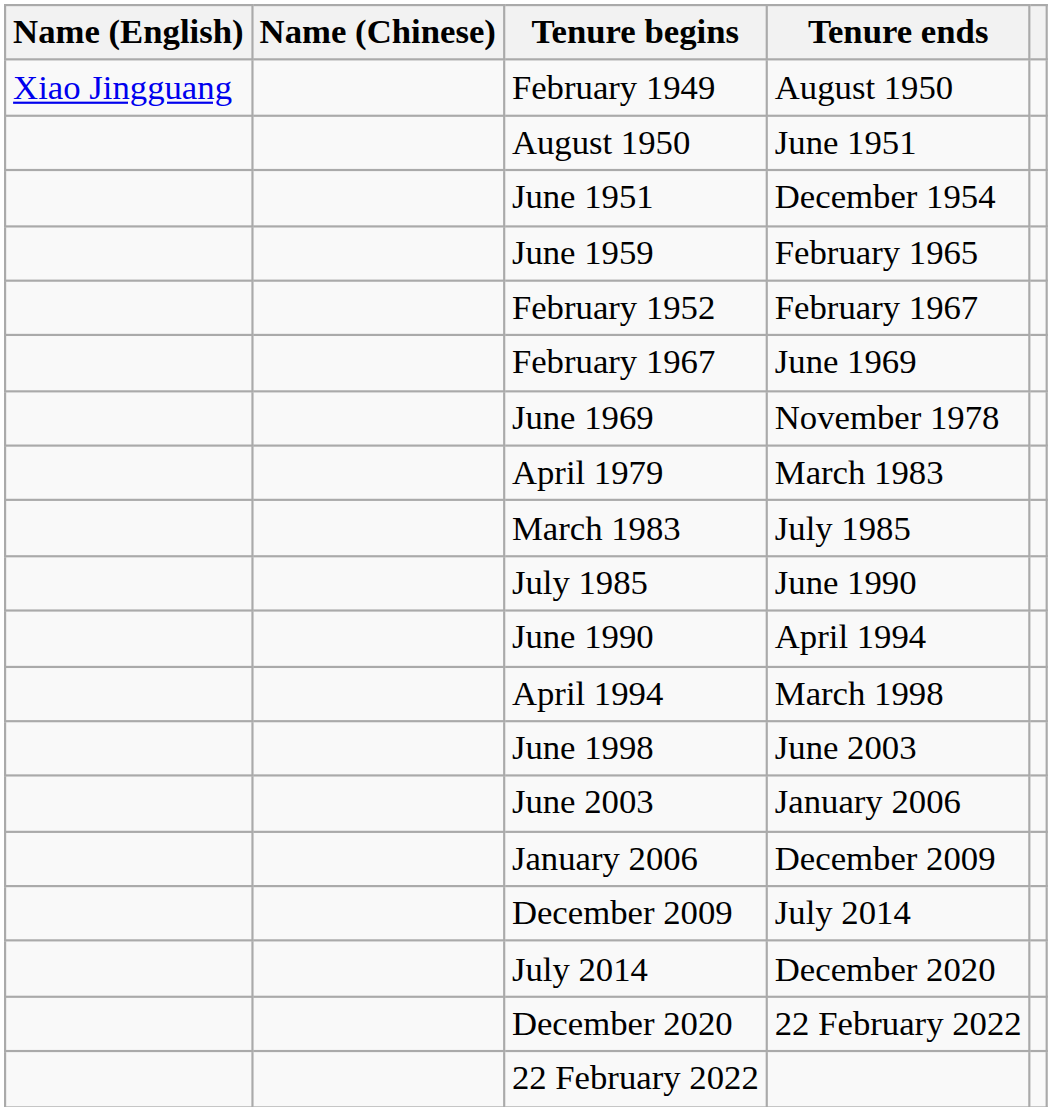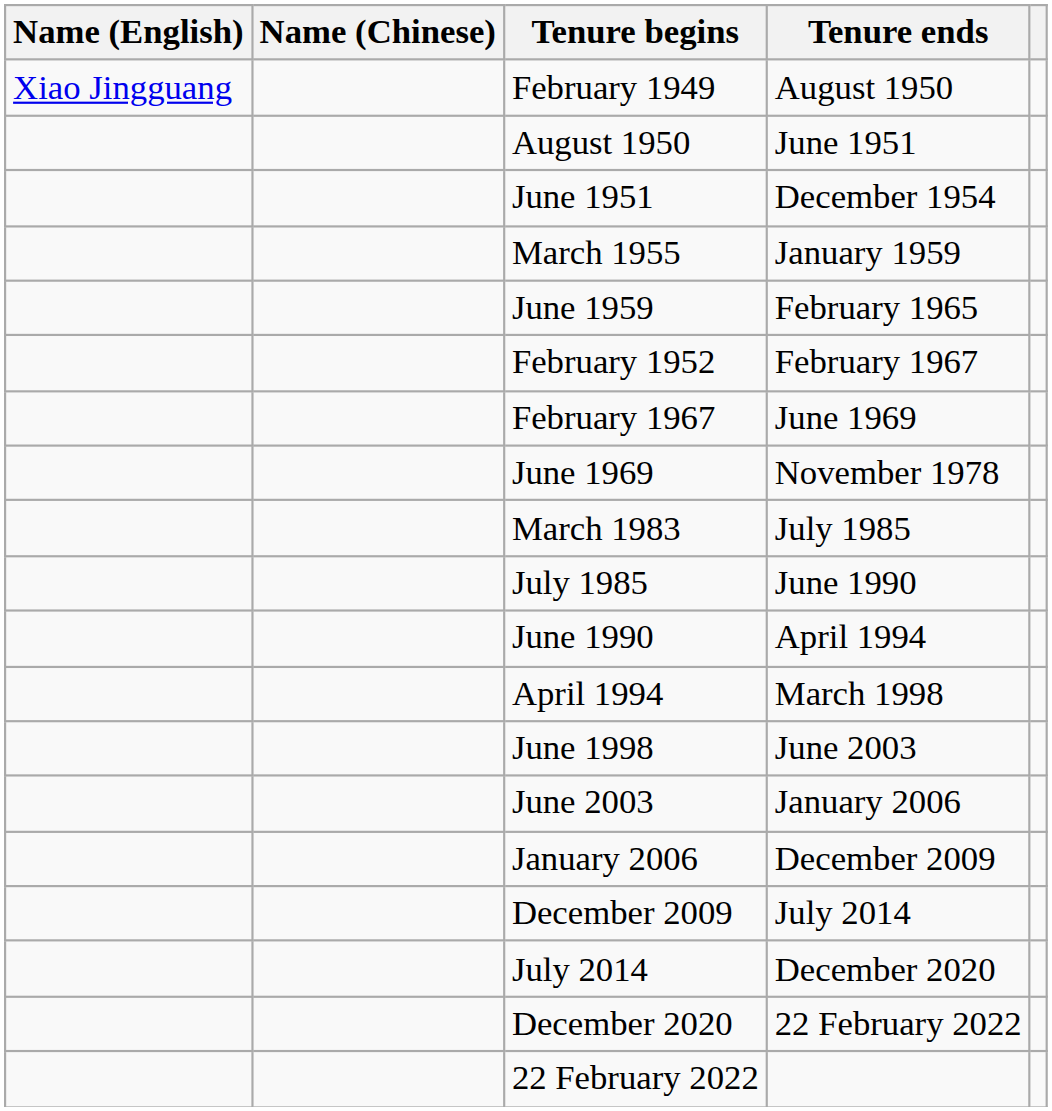+ row: (596, 252)
- row: (588, 472)
